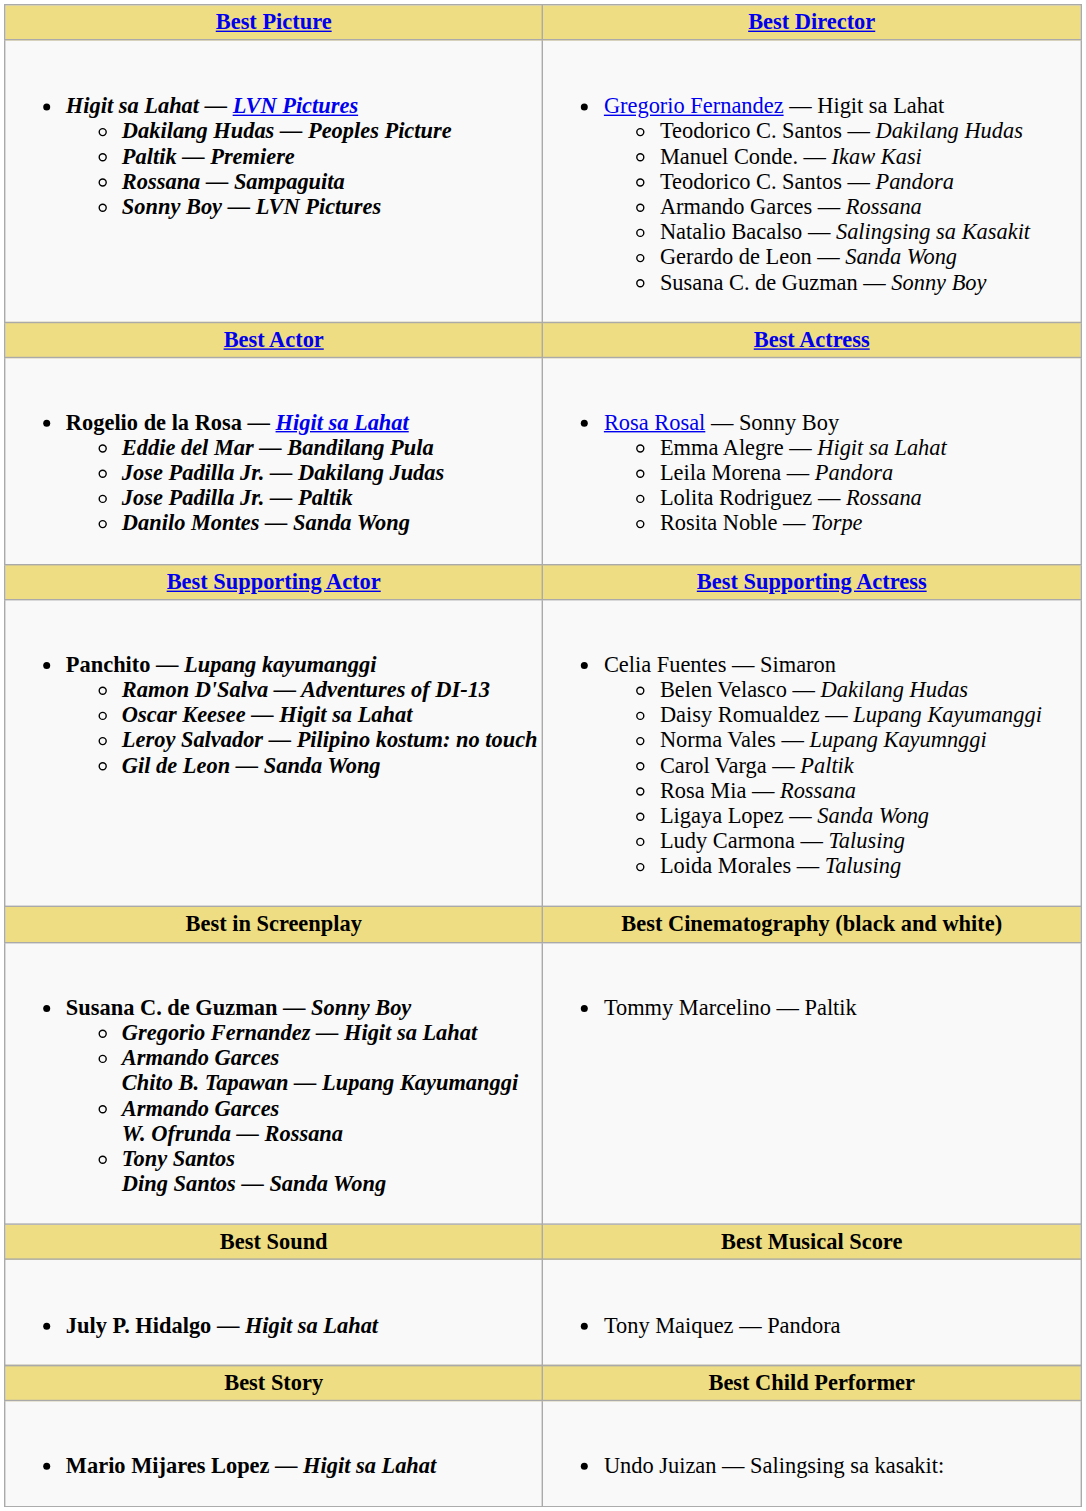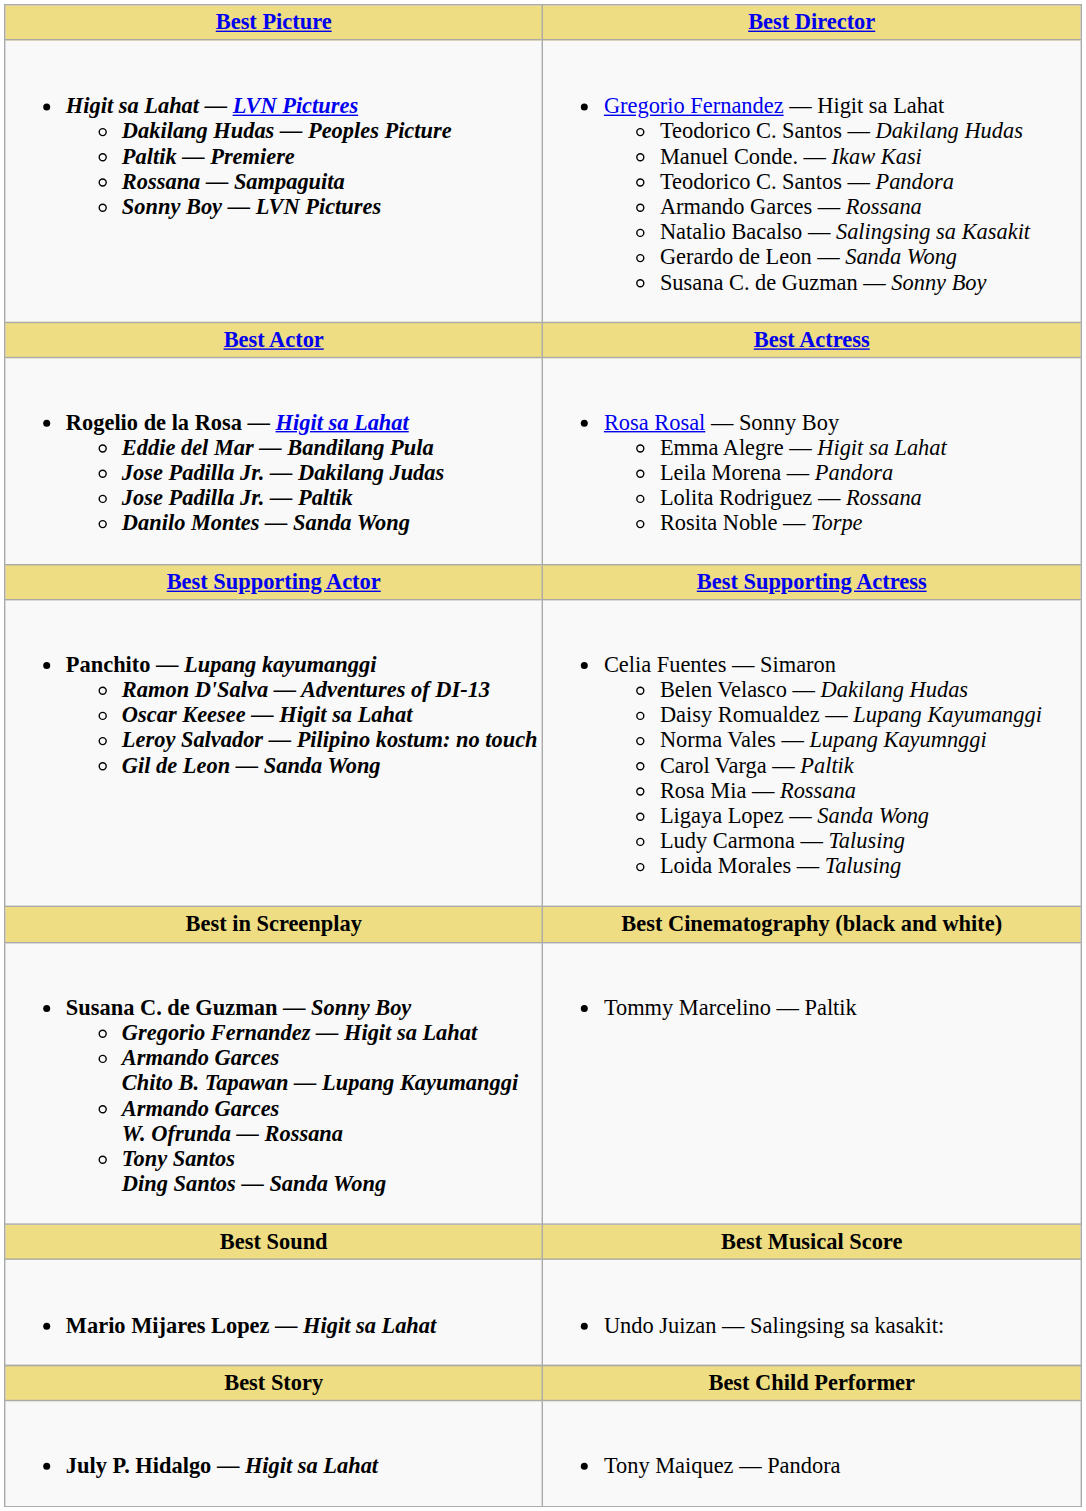rows swapped: (274, 1325) <-> (274, 1466)
